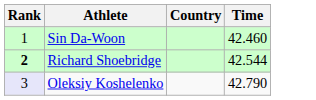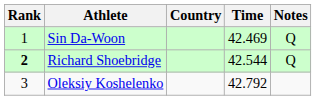+ column: (291, 15)
(248, 38) 42.460 -> (248, 38) 42.469
(24, 83) lavender background -> (24, 83) no background
(248, 83) 42.790 -> (248, 83) 42.792
